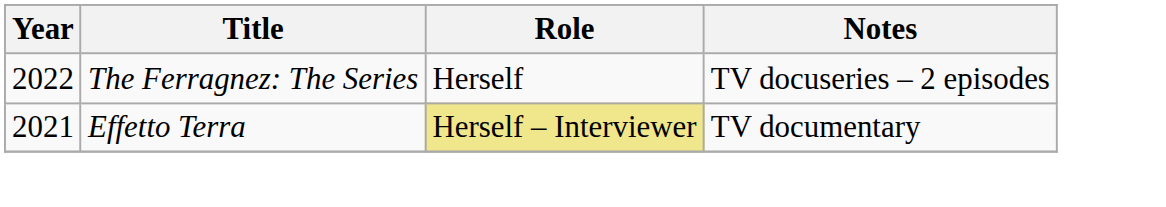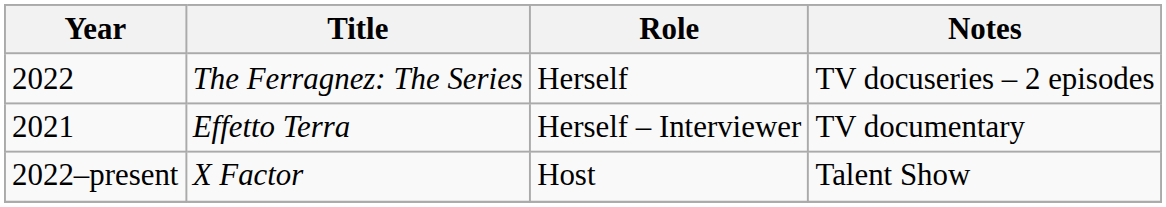(565, 126) khaki background -> (669, 126) no background
+ row: (248, 175)
